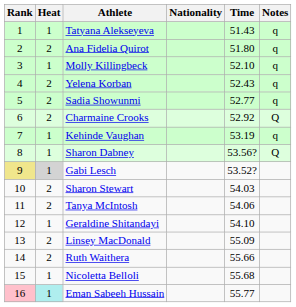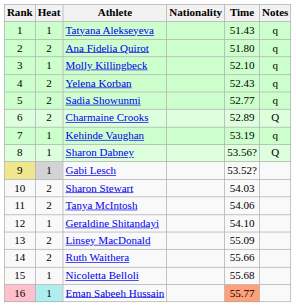(242, 118) 52.92 -> (242, 118) 52.89
(242, 293) no background -> (242, 293) lightsalmon background
